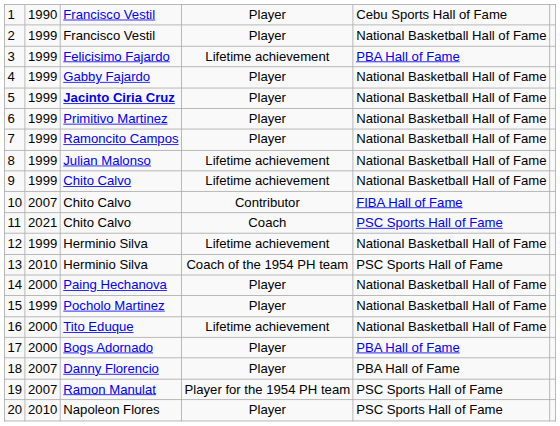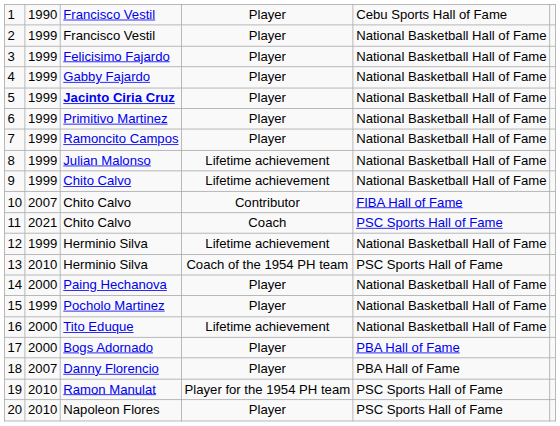(267, 56) Lifetime achievement -> (267, 56) Player
(408, 56) PBA Hall of Fame -> (451, 56) National Basketball Hall of Fame
(43, 389) 2007 -> (43, 389) 2010
